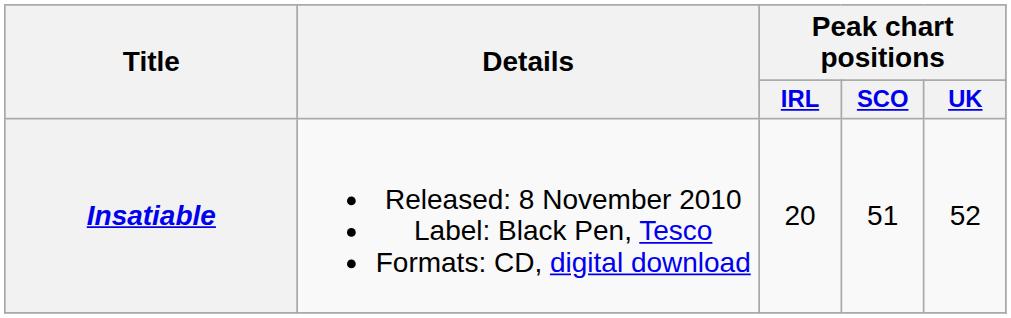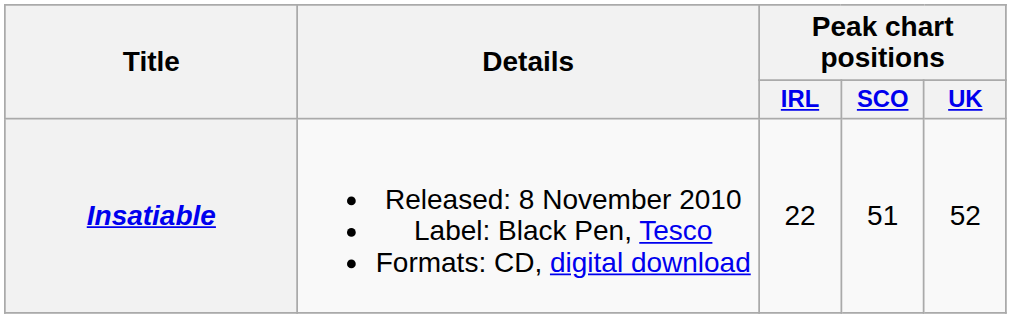(800, 215) 20 -> (800, 215) 22
